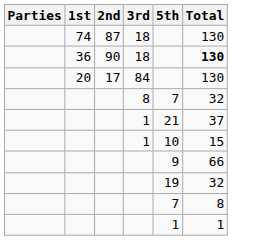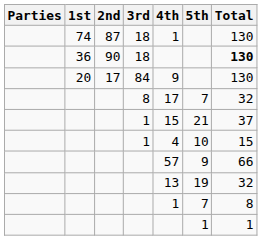+ column: (168, 15)
